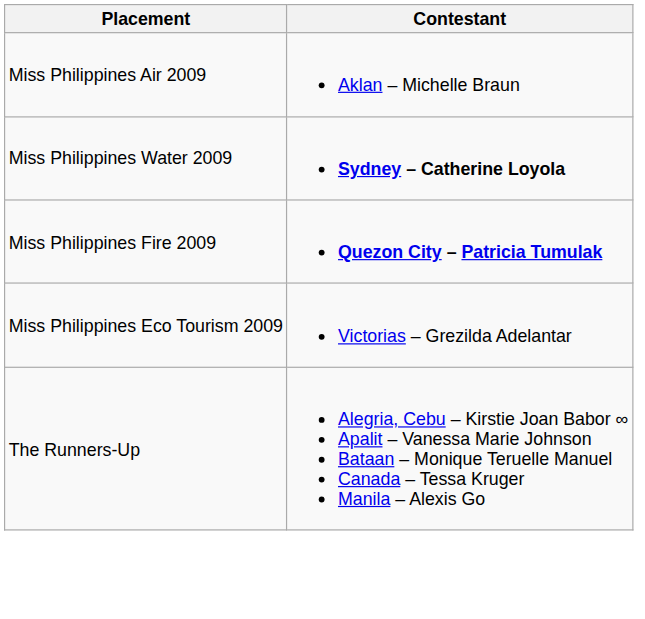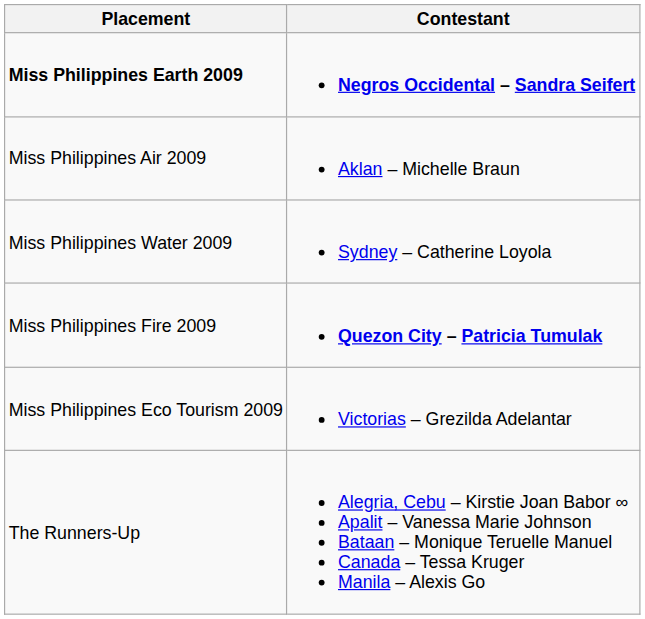+ row: (126, 75)
(460, 168) bold -> (463, 252) normal
